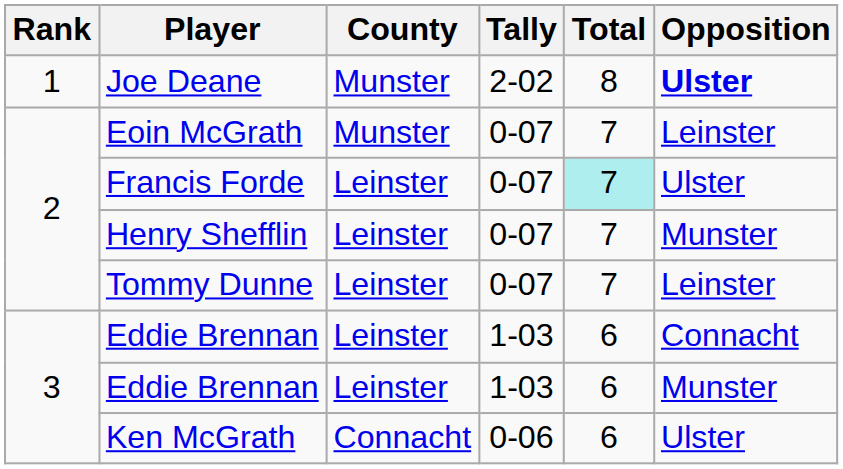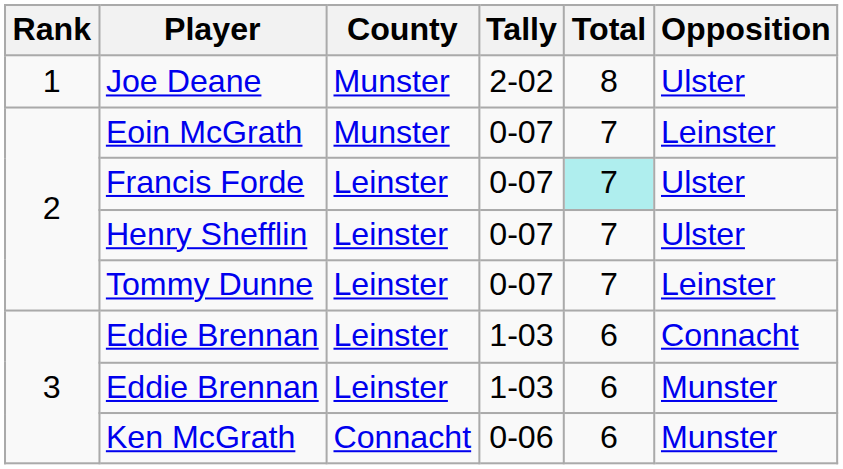(707, 81) bold -> (703, 81) normal
(719, 234) Munster -> (703, 234) Ulster
(703, 438) Ulster -> (719, 438) Munster
